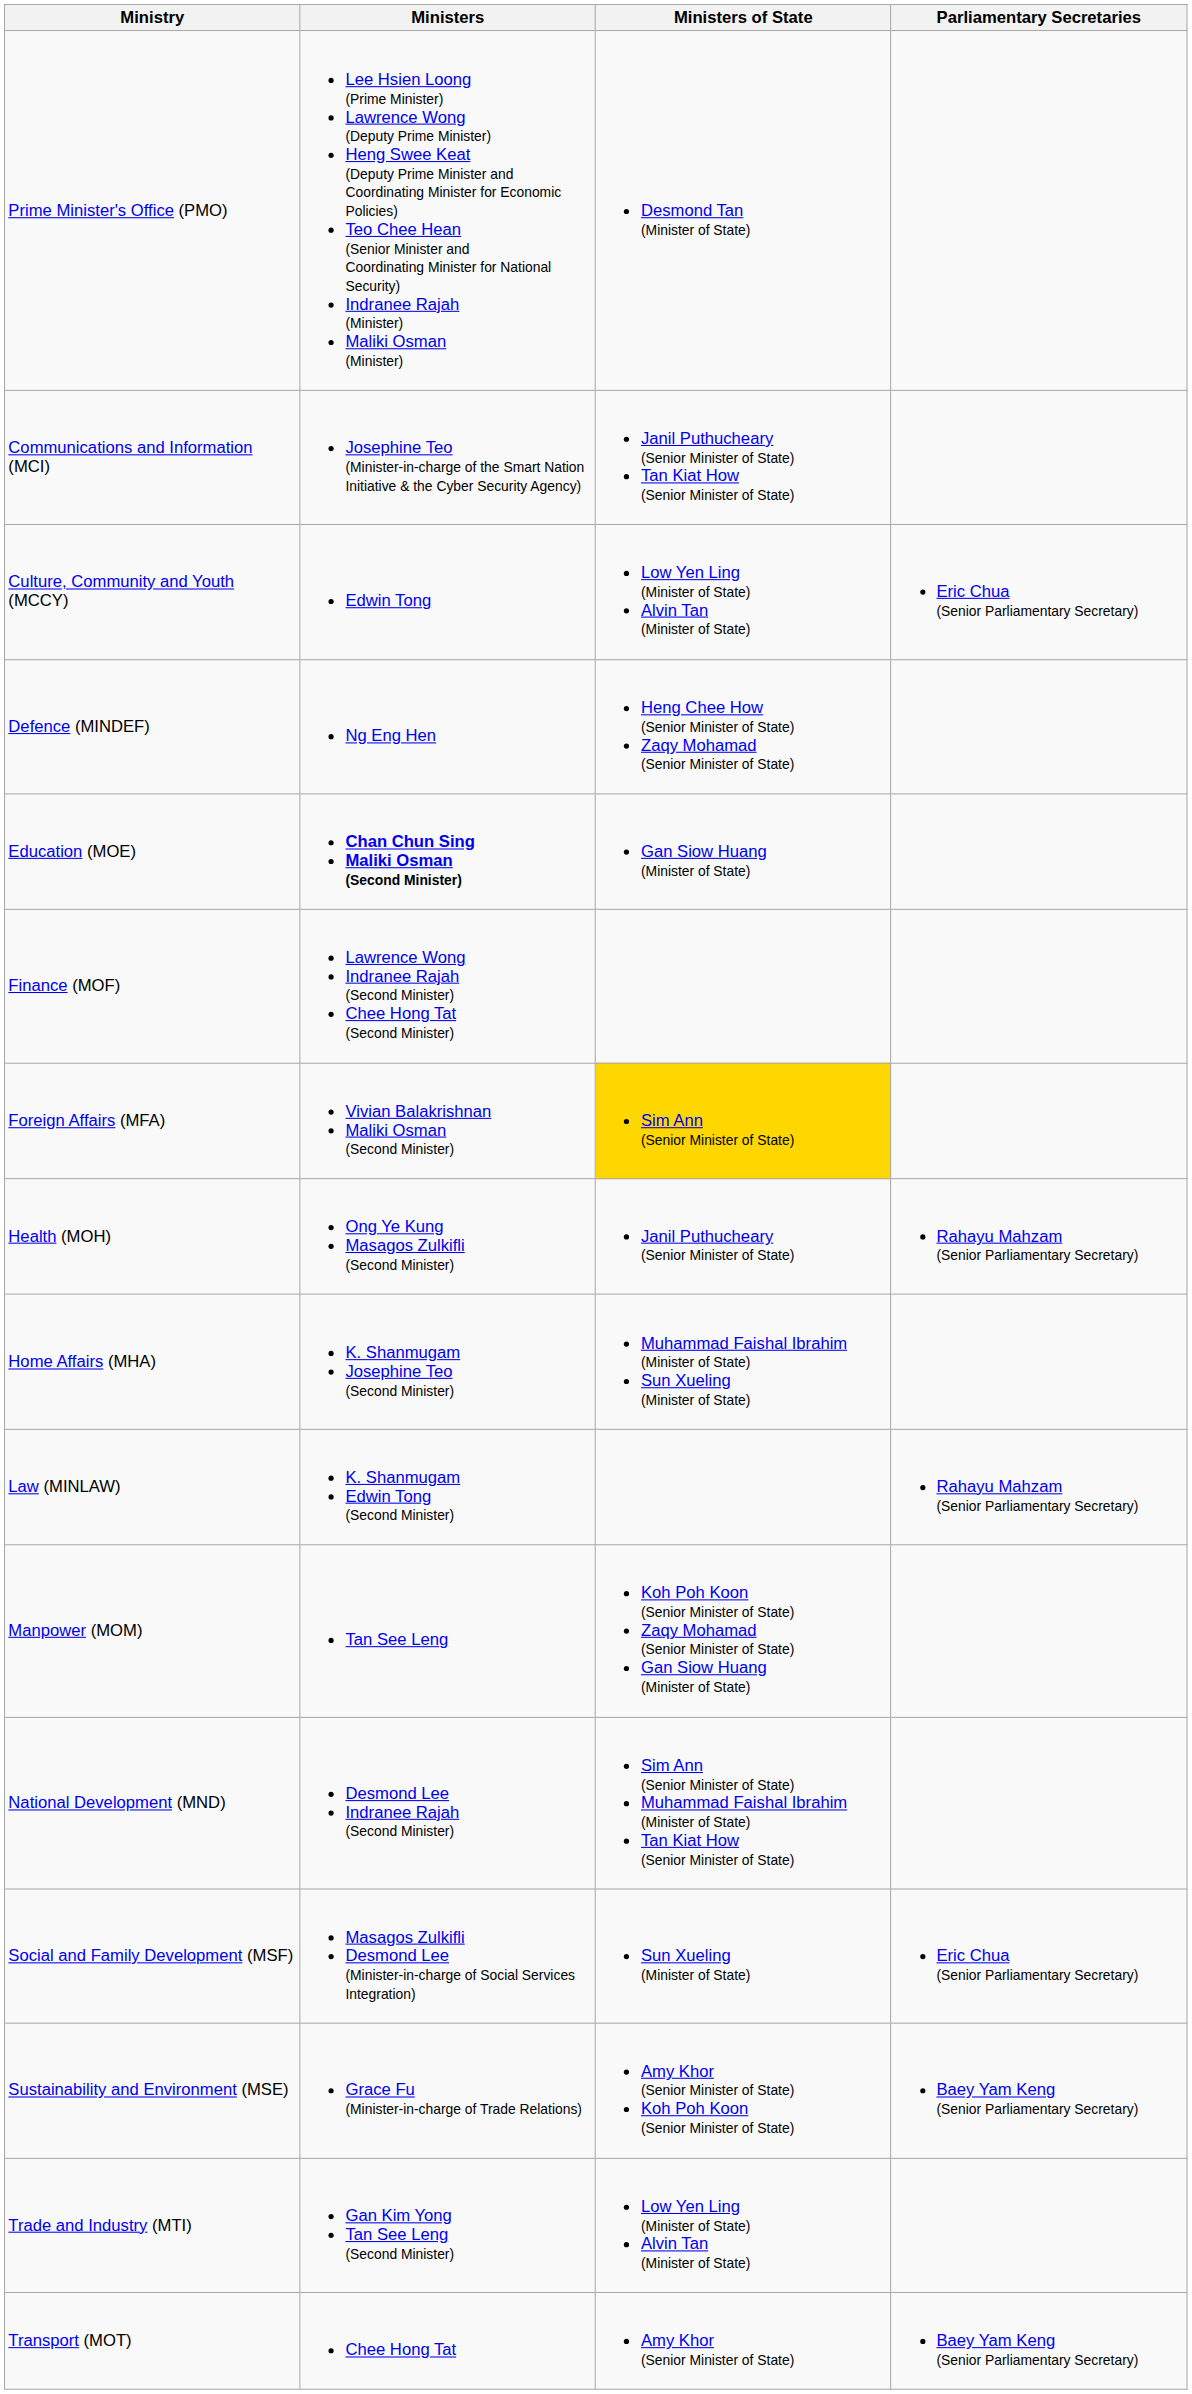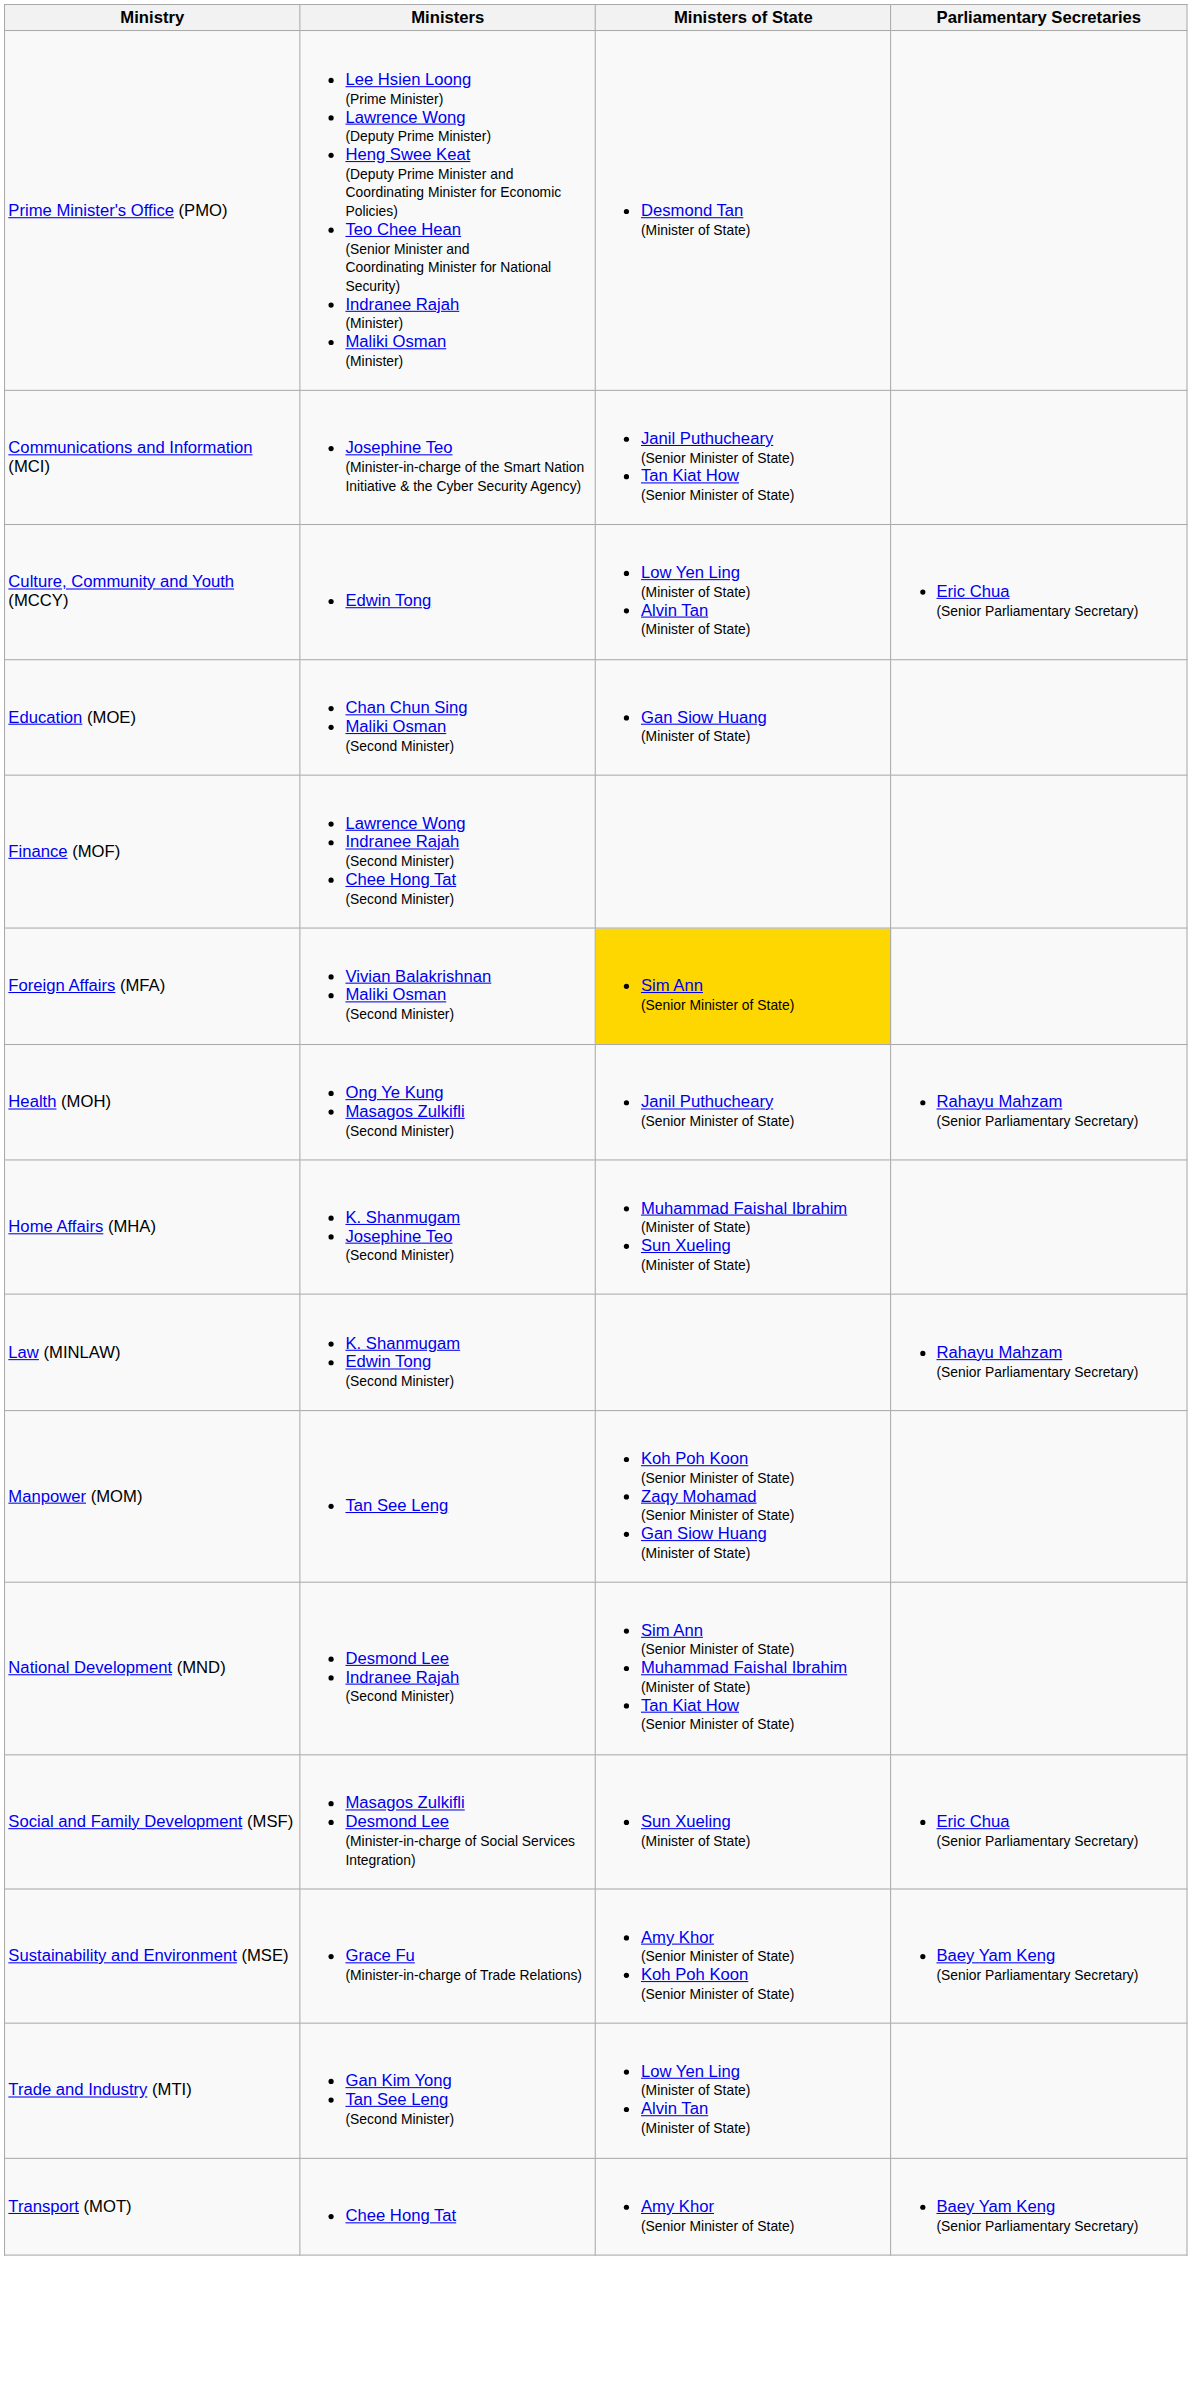- row: (79, 726)
(448, 861) bold -> (448, 726) normal
